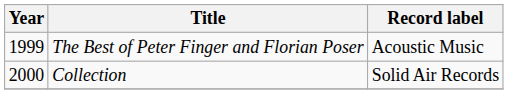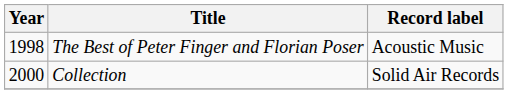(26, 46) 1999 -> (26, 46) 1998
